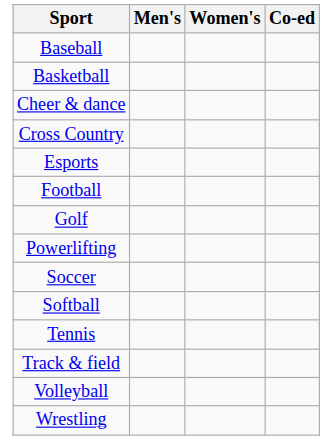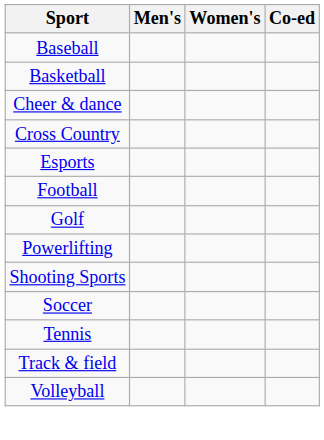+ row: (67, 276)
- row: (71, 305)
- row: (71, 420)
